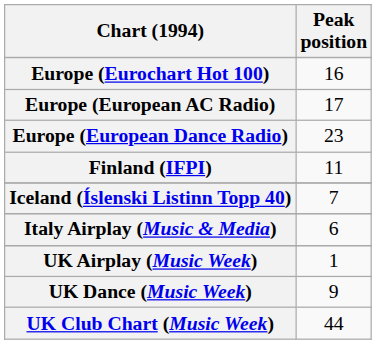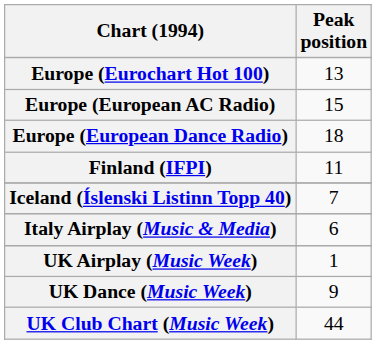(334, 73) 16 -> (334, 73) 13
(334, 104) 17 -> (334, 104) 15
(334, 135) 23 -> (334, 135) 18
